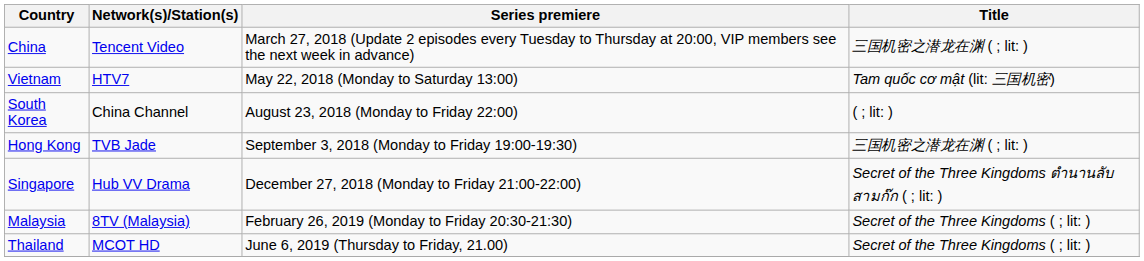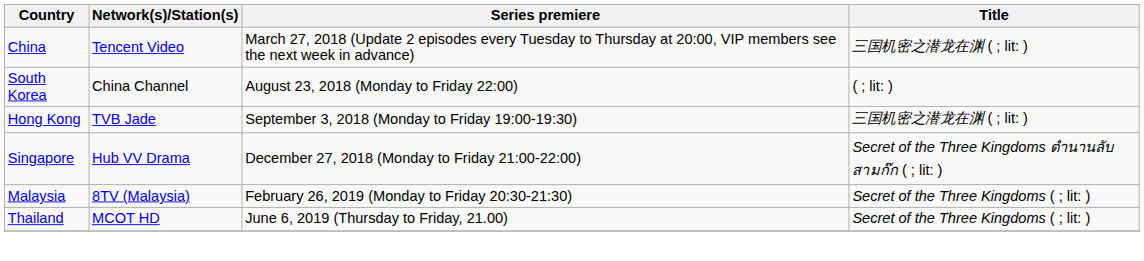- row: (34, 79)
